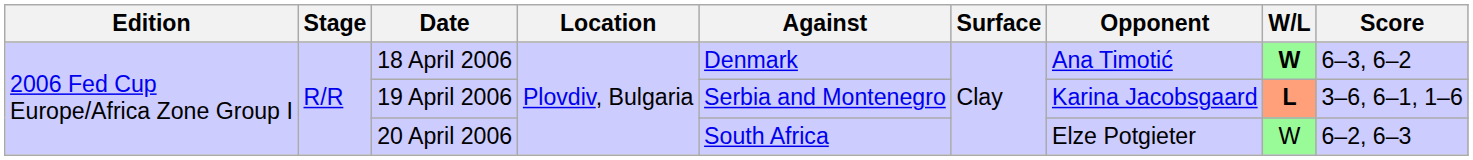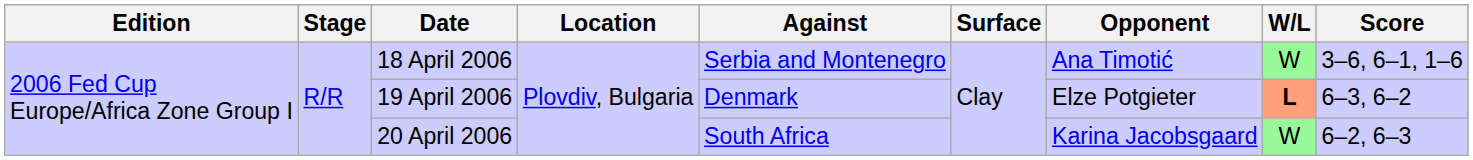(751, 60) Denmark -> (825, 60) Serbia and Montenegro
(1290, 60) bold -> (1290, 60) normal
(1366, 60) 6–3, 6–2 -> (1392, 60) 3–6, 6–1, 1–6
(825, 97) Serbia and Montenegro -> (751, 97) Denmark
(1155, 97) Karina Jacobsgaard -> (1124, 97) Elze Potgieter
(1392, 97) 3–6, 6–1, 1–6 -> (1366, 97) 6–3, 6–2
(1124, 135) Elze Potgieter -> (1155, 135) Karina Jacobsgaard
